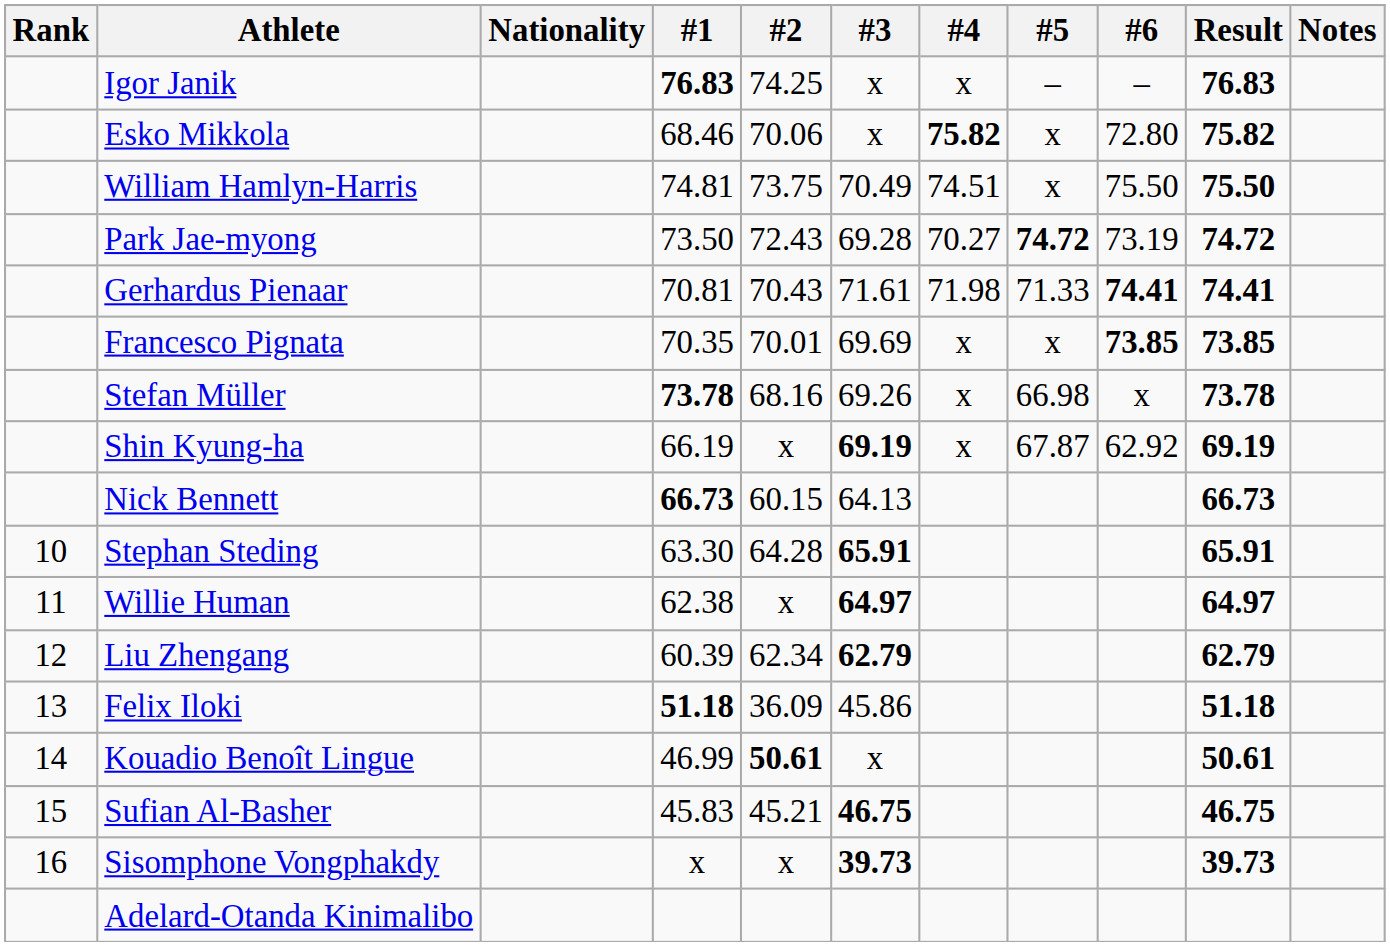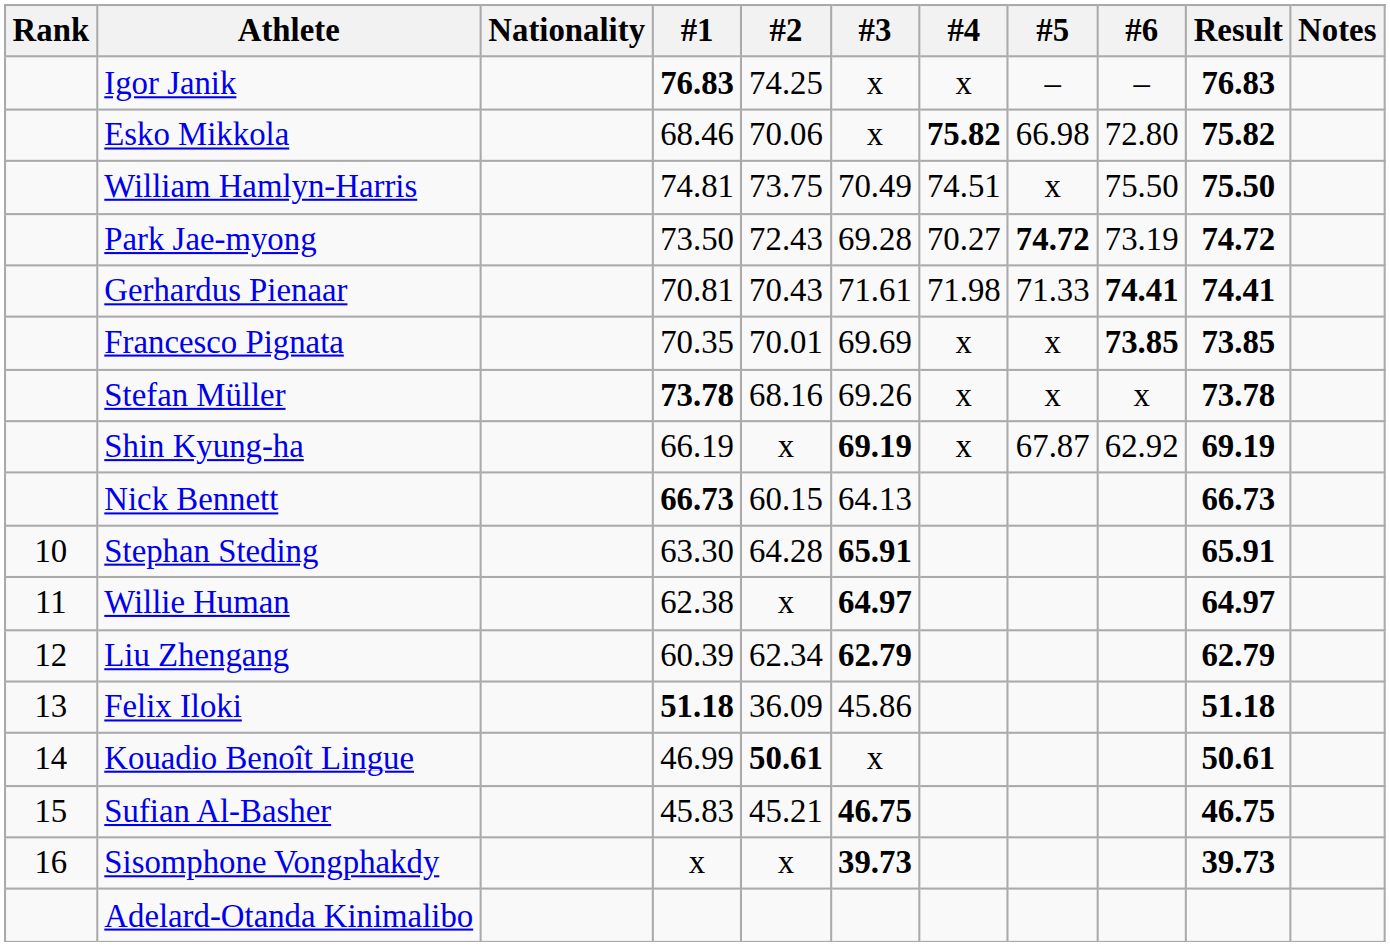(1053, 134) x -> (1053, 134) 66.98
(1053, 394) 66.98 -> (1053, 394) x
